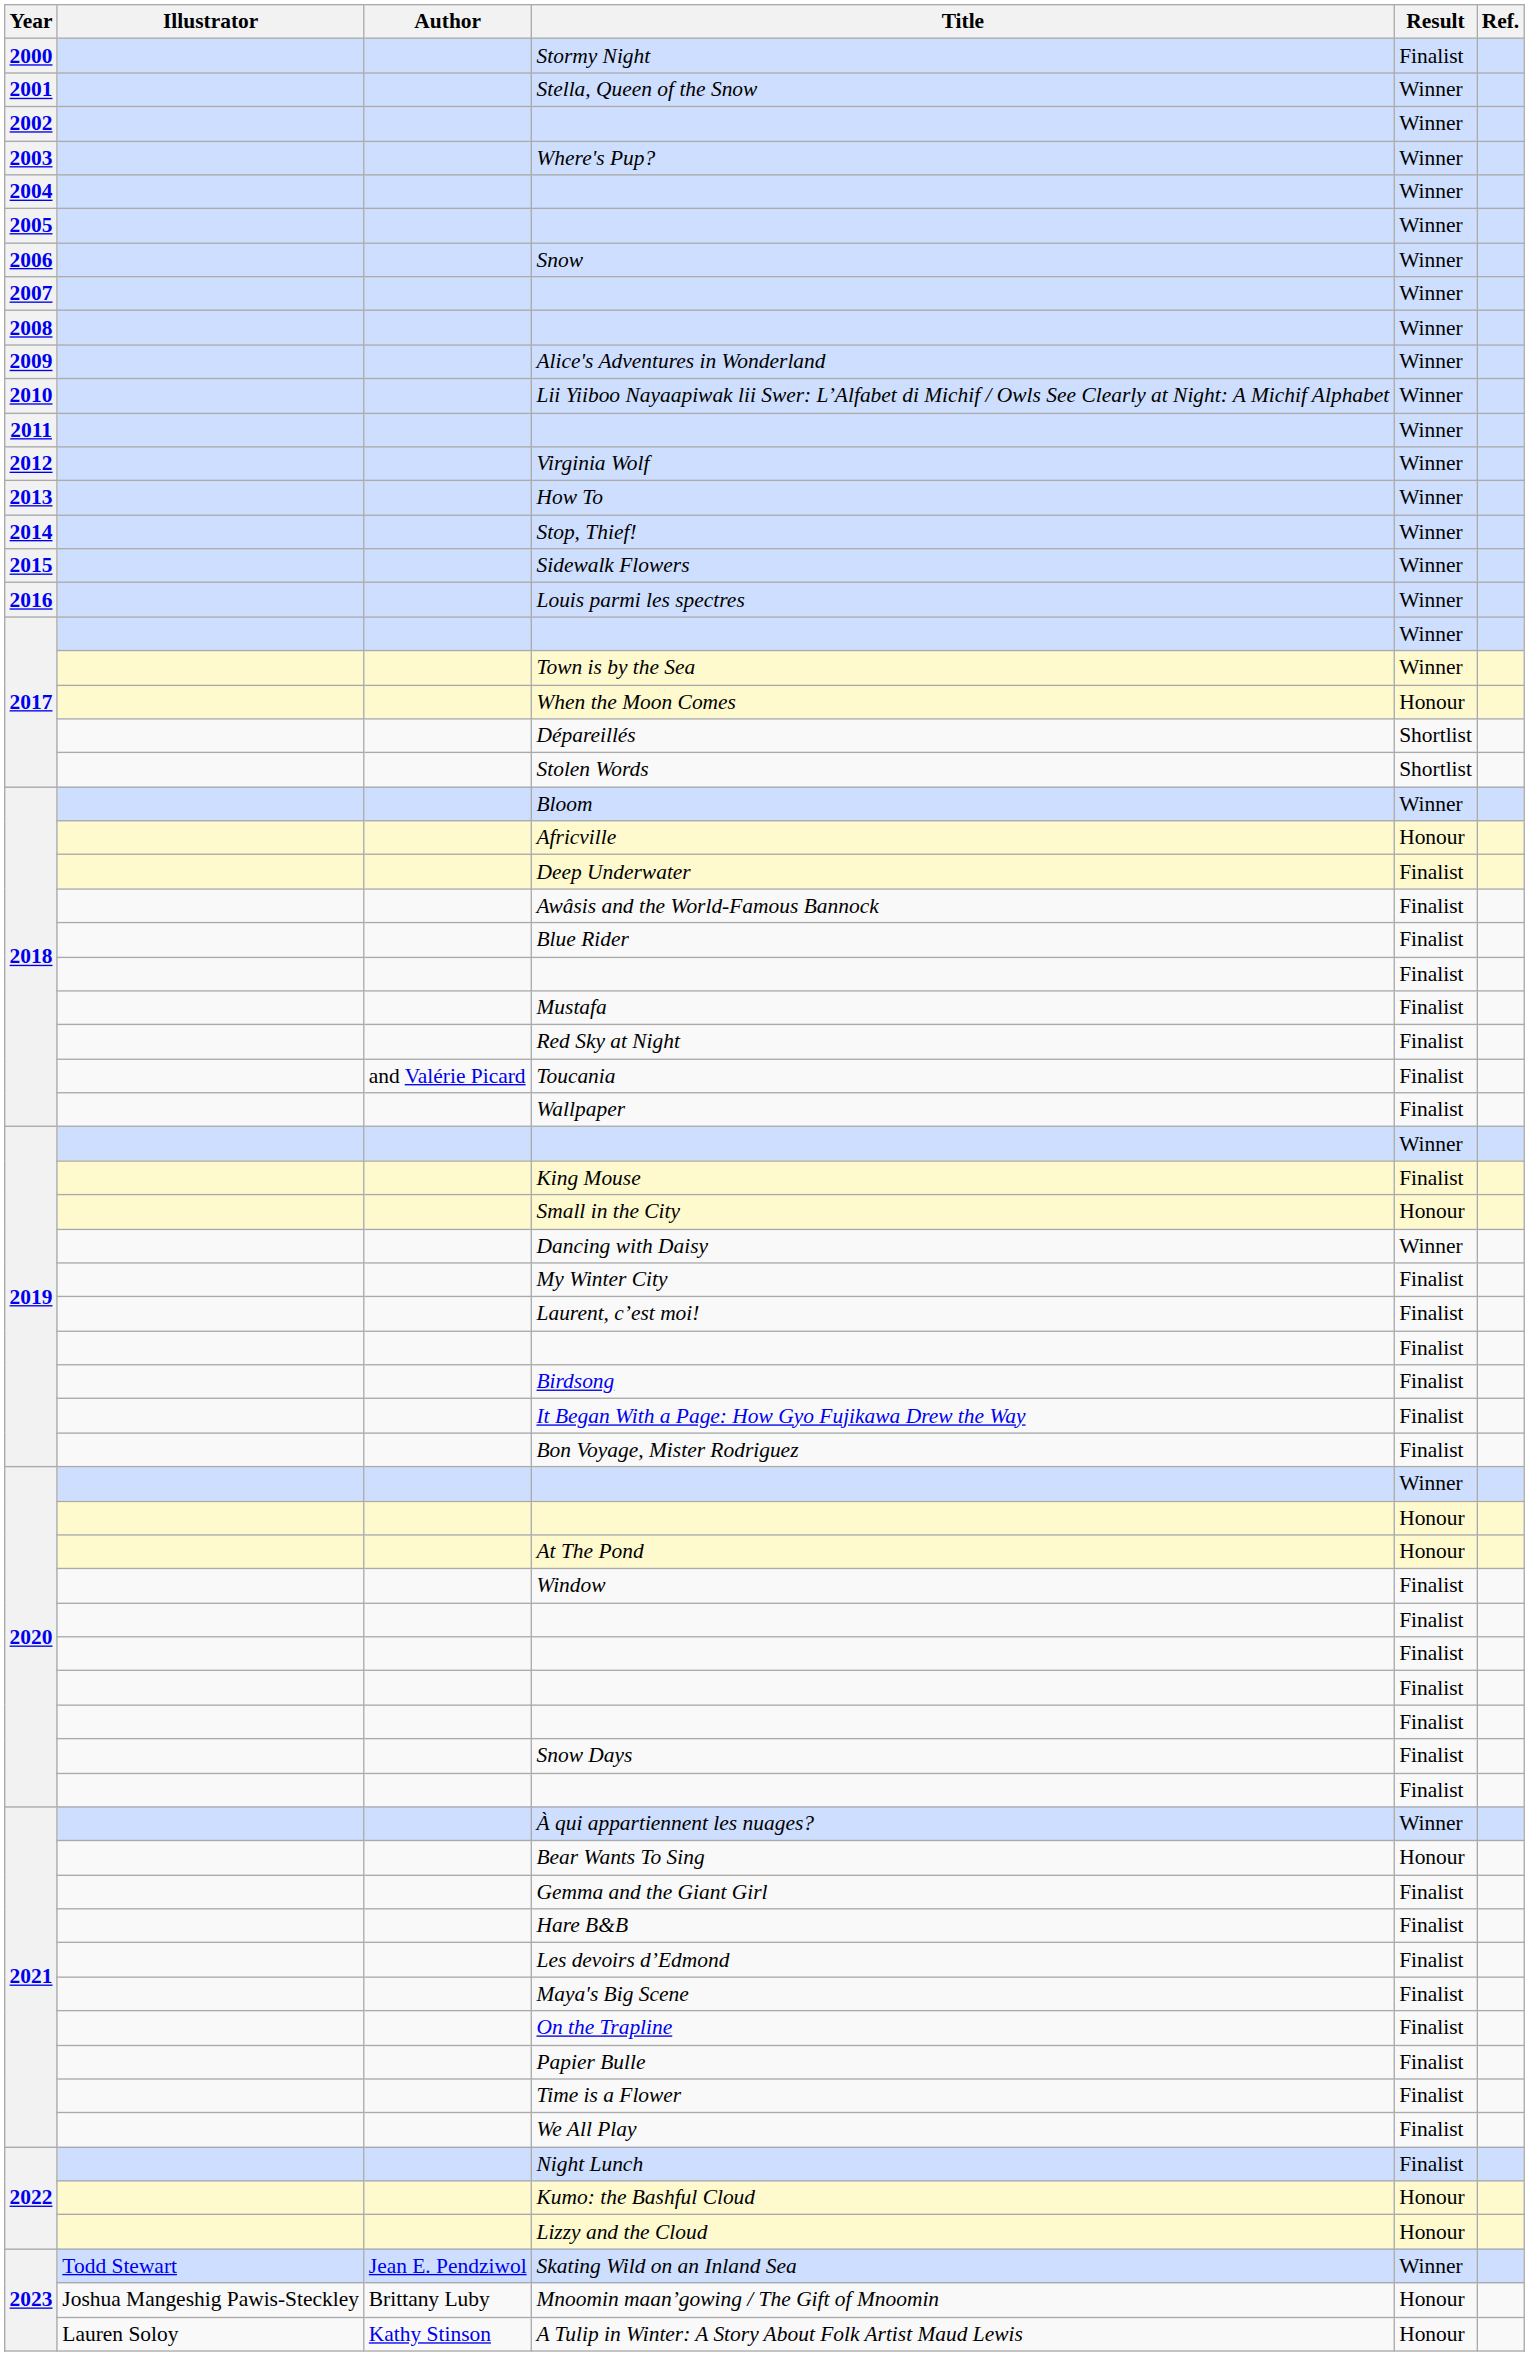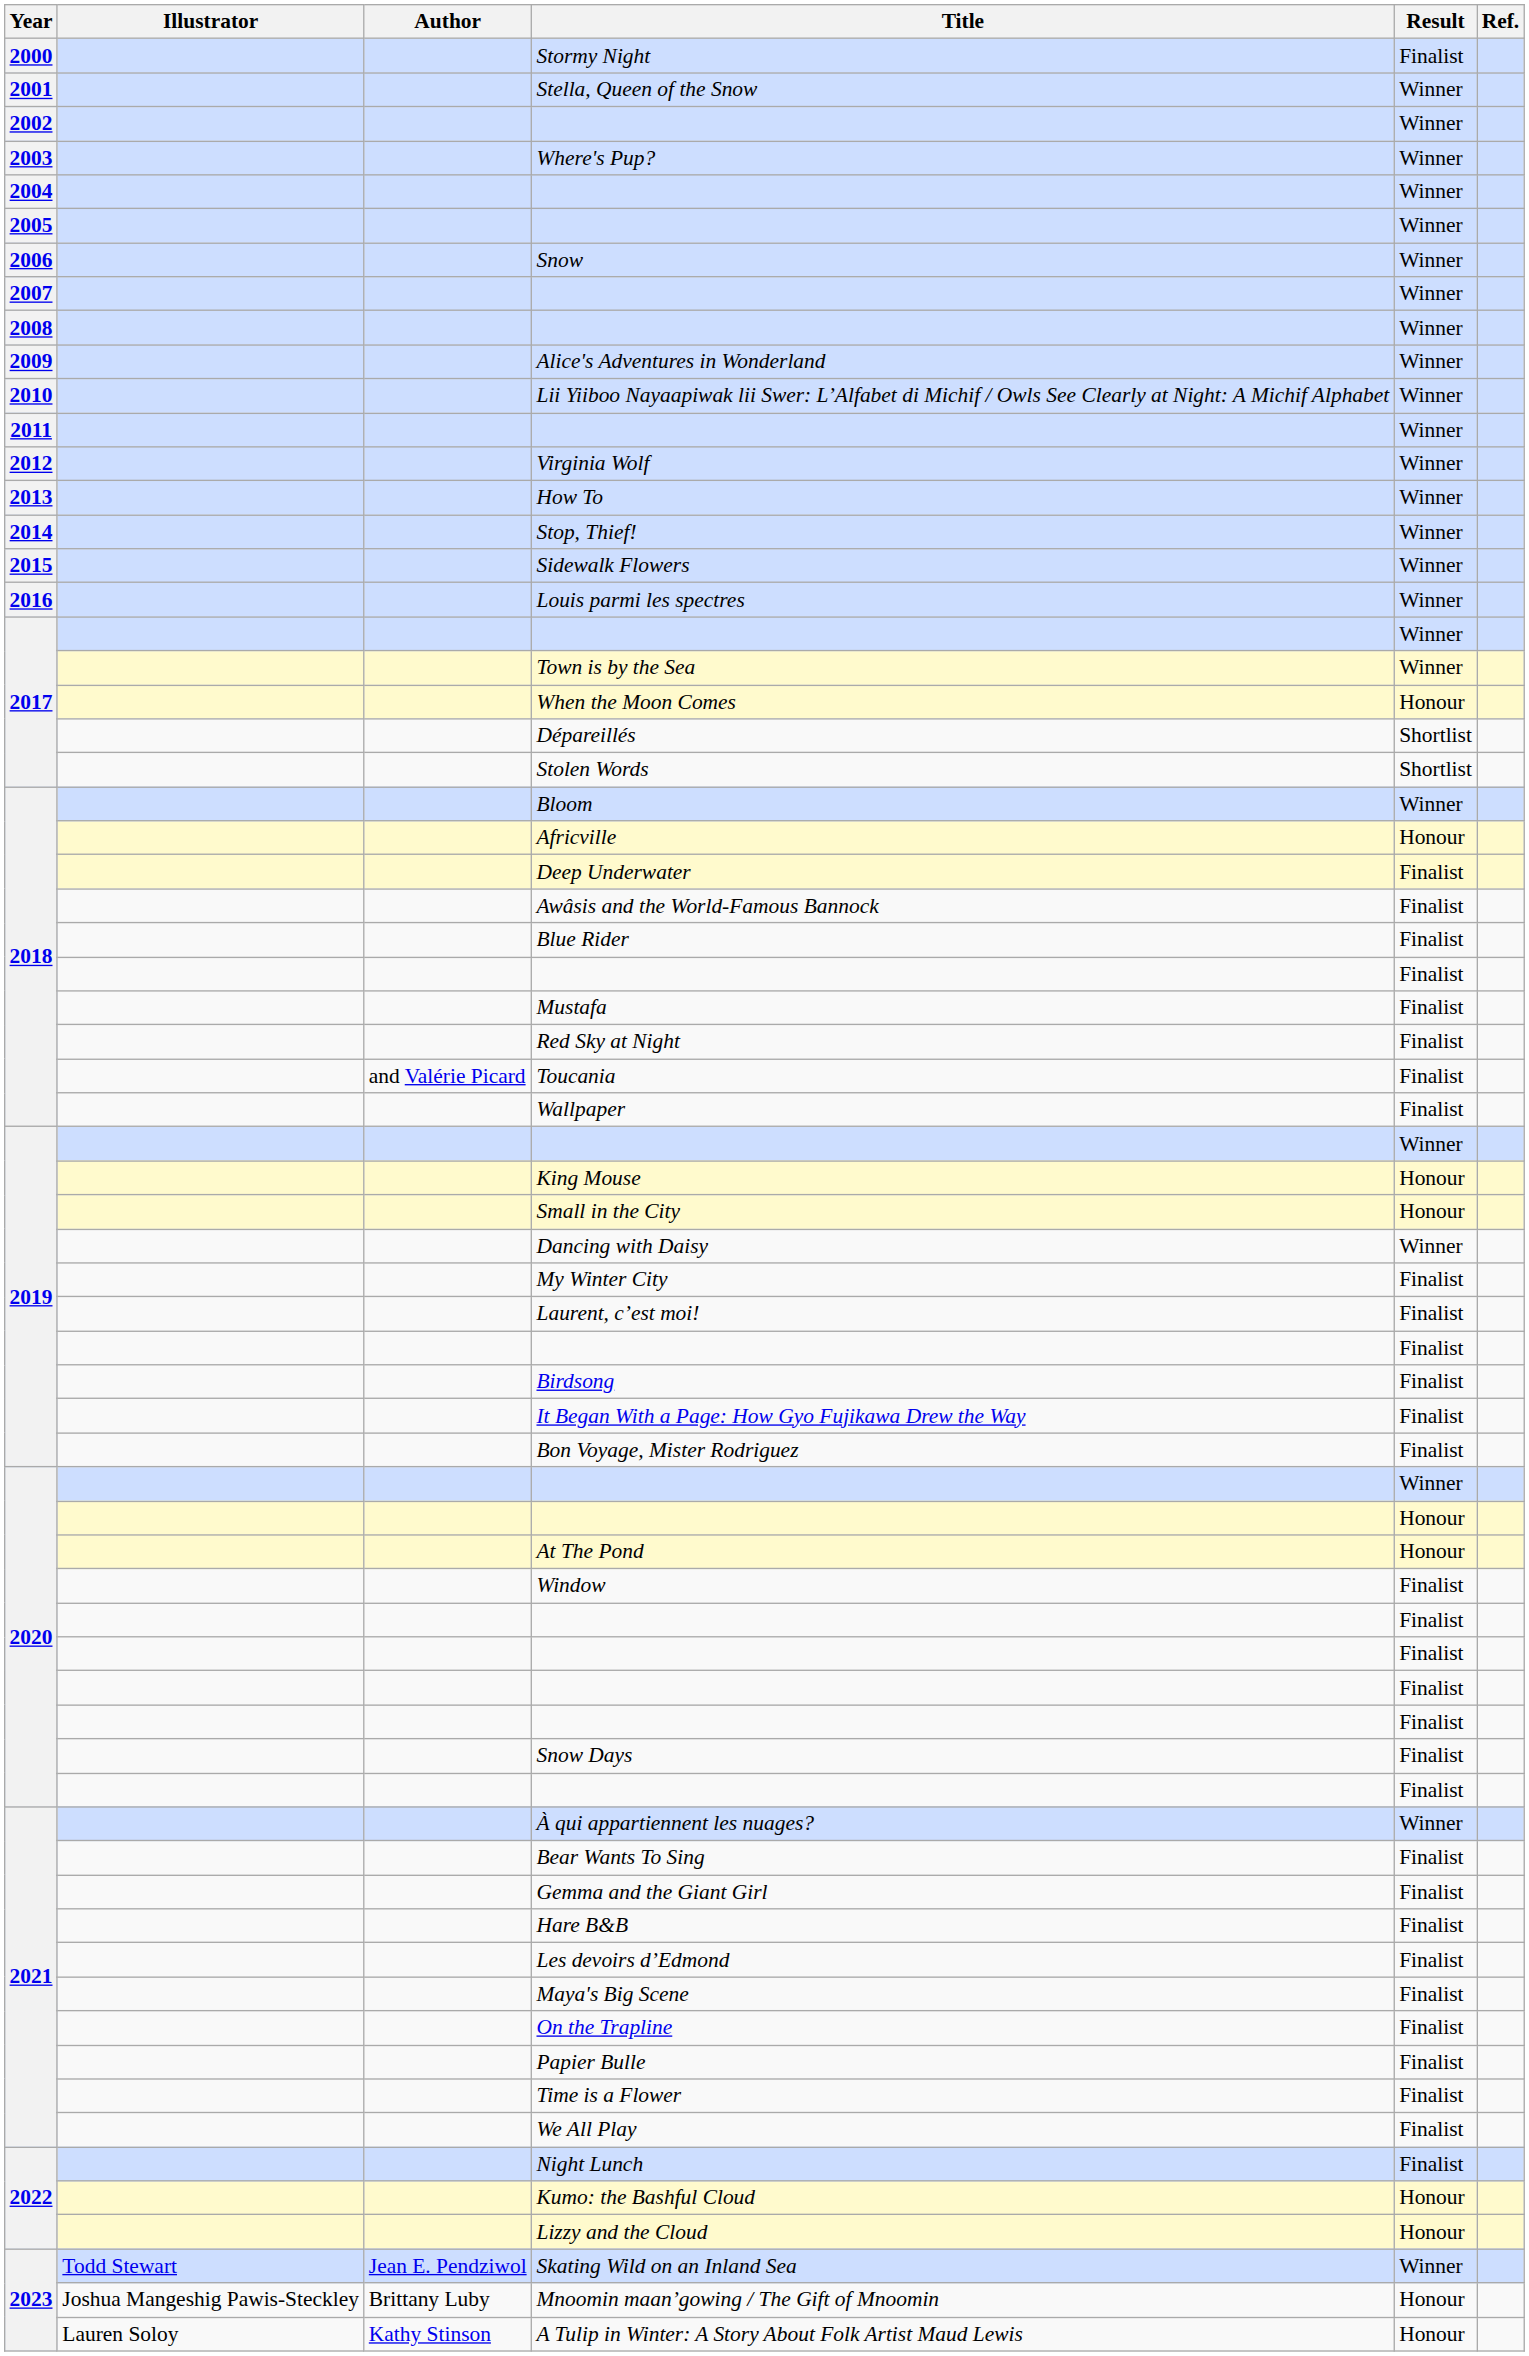(1431, 1177) Finalist -> (1432, 1177) Honour
(1432, 1857) Honour -> (1431, 1857) Finalist
